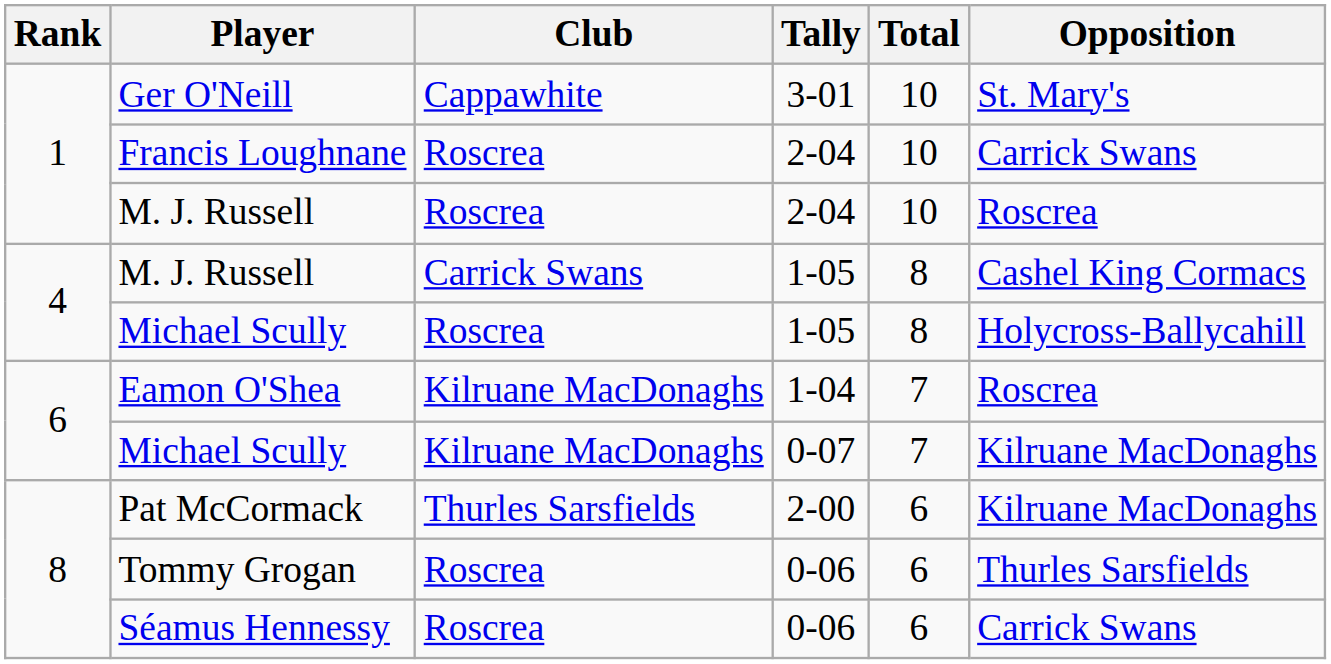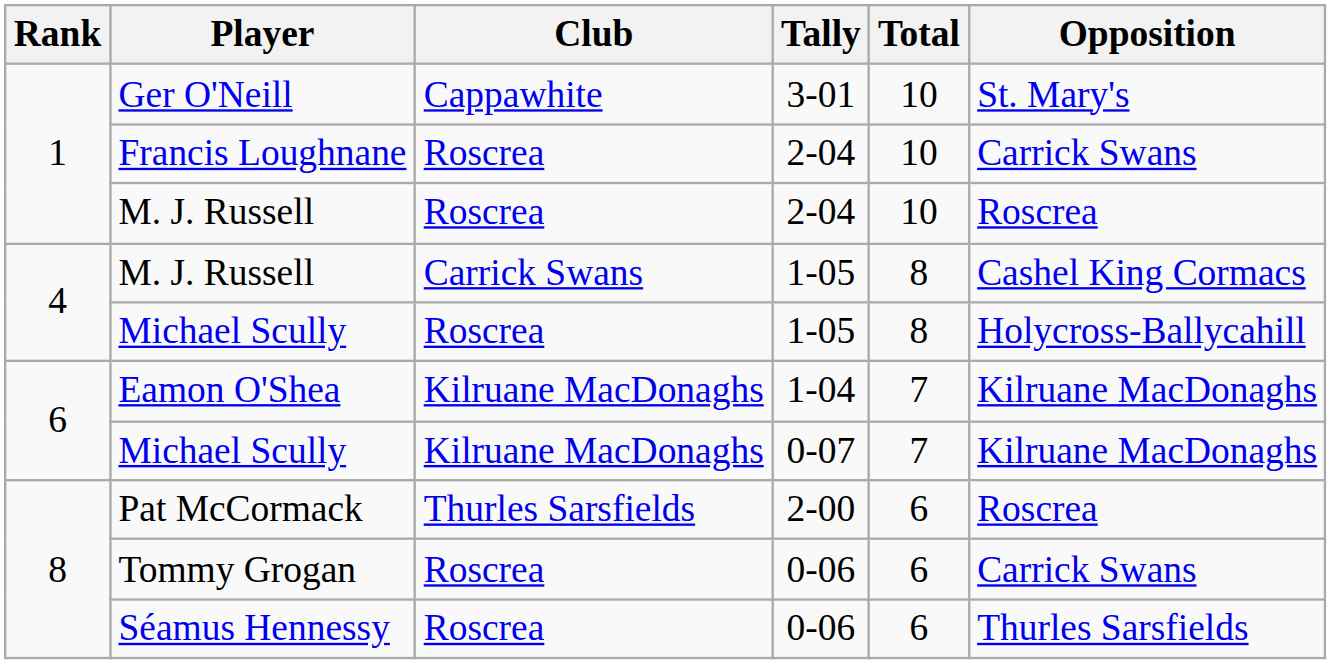(1037, 390) Roscrea -> (1147, 390) Kilruane MacDonaghs
(1147, 509) Kilruane MacDonaghs -> (1037, 509) Roscrea
(1113, 568) Thurles Sarsfields -> (1087, 568) Carrick Swans
(1087, 627) Carrick Swans -> (1113, 627) Thurles Sarsfields
